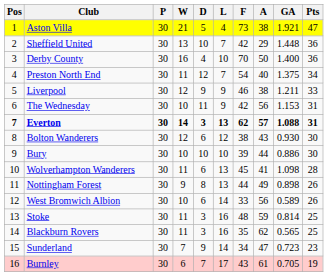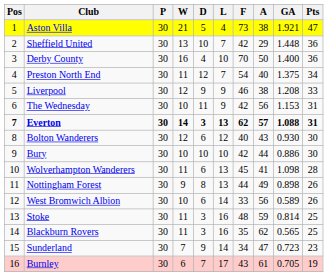(288, 91) 1.211 -> (288, 91) 1.208
(243, 138) 38 -> (243, 138) 40
(243, 153) 39 -> (243, 153) 42
